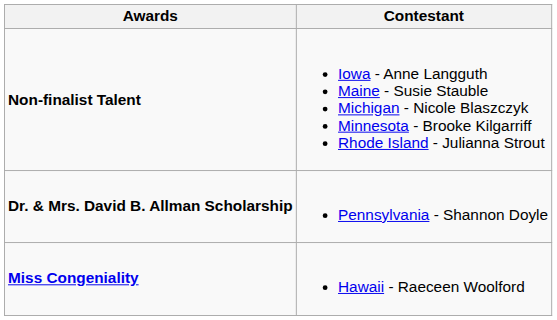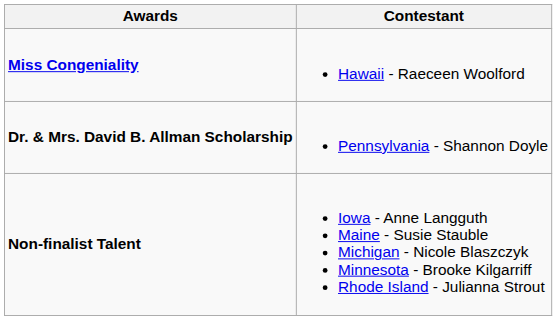rows swapped: (73, 278) <-> (74, 99)
